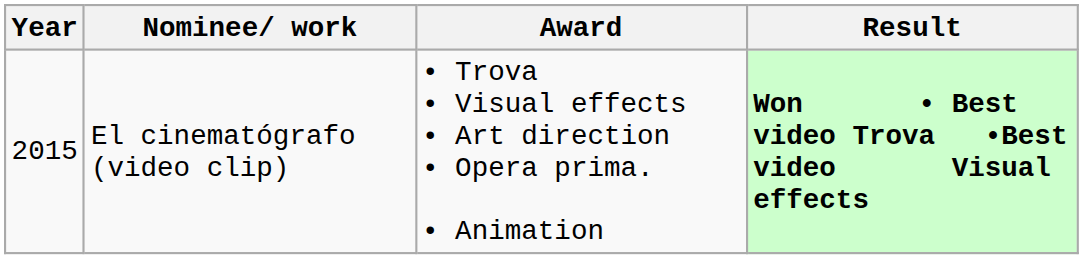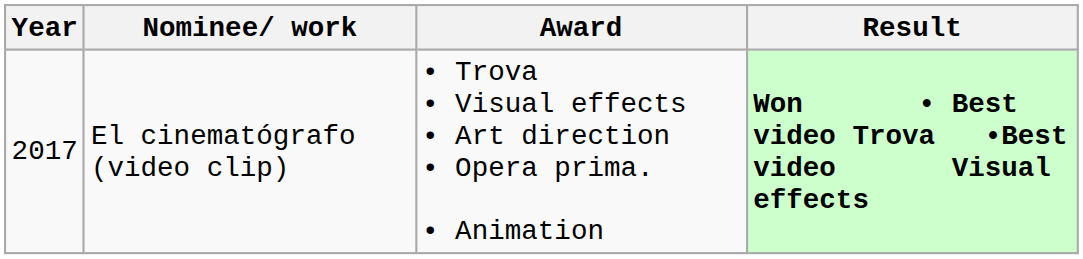(45, 152) 2015 -> (45, 152) 2017
